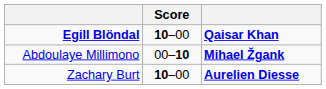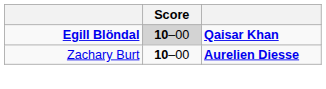(172, 35) no background -> (172, 35) lightgrey background
- row: (81, 55)
